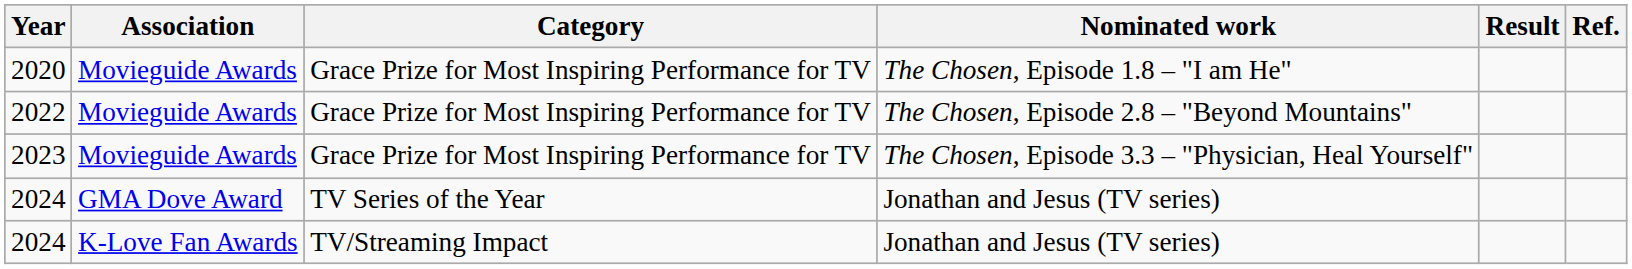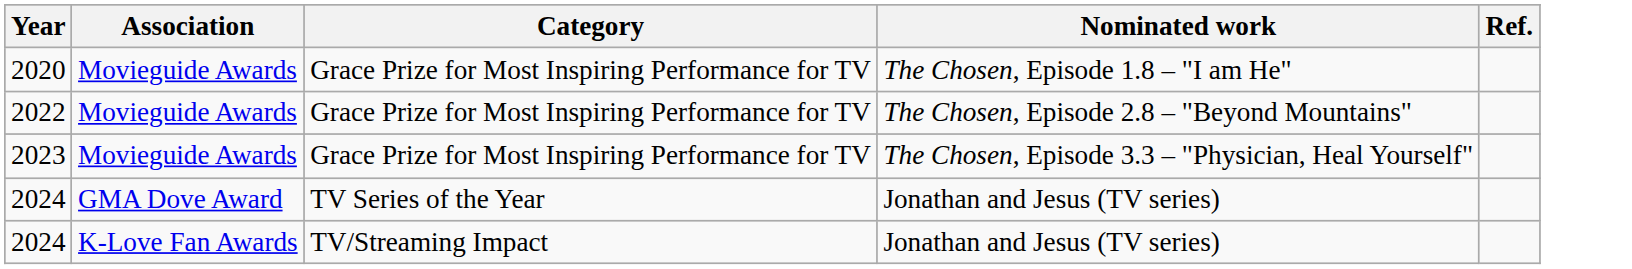- column: (1523, 26)
